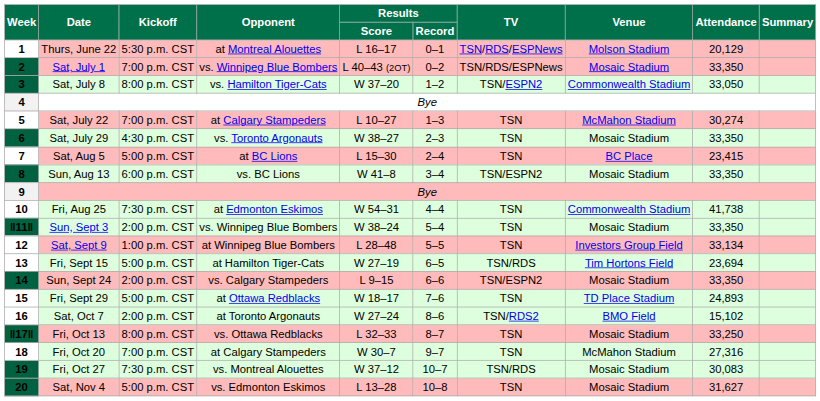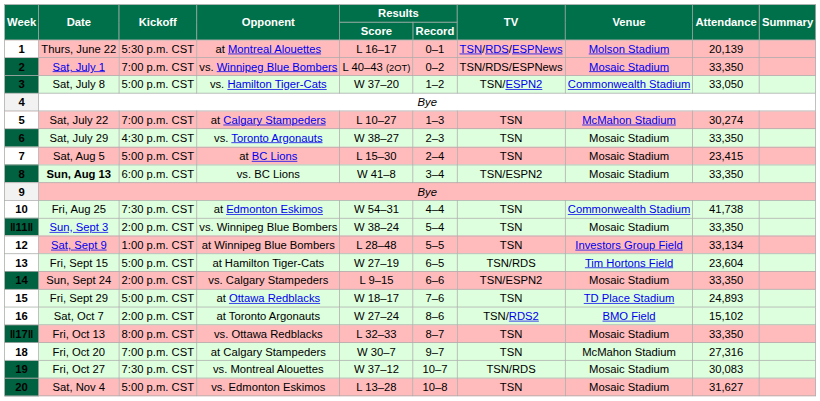(726, 49) 20,129 -> (726, 49) 20,139
(158, 85) 8:00 p.m. CST -> (158, 85) 5:00 p.m. CST
(629, 156) BC Place -> (629, 156) Mosaic Stadium
(79, 174) normal -> (79, 174) bold
(726, 263) 23,694 -> (726, 263) 23,604
(726, 334) 33,250 -> (726, 334) 33,350
